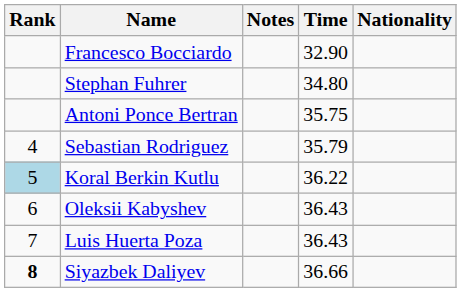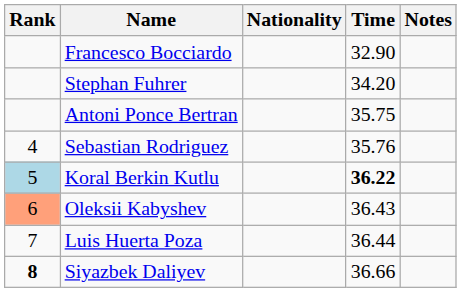columns swapped: (405, 20) <-> (271, 20)
(326, 83) 34.80 -> (373, 83) 34.20
(326, 146) 35.79 -> (373, 146) 35.76
(326, 177) normal -> (373, 177) bold
(32, 209) no background -> (32, 209) lightsalmon background
(326, 240) 36.43 -> (373, 240) 36.44
